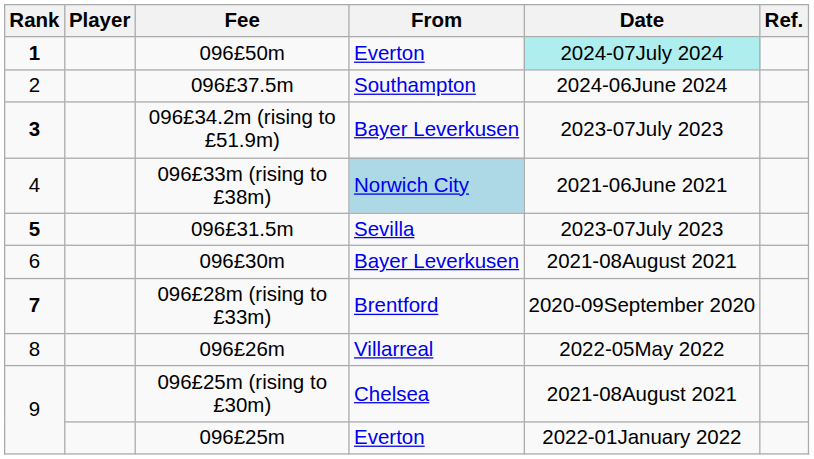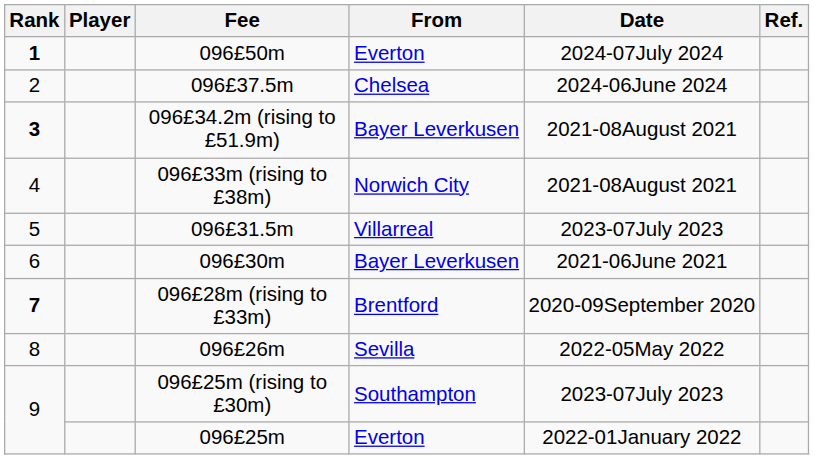(642, 53) paleturquoise background -> (642, 53) no background
(415, 85) Southampton -> (392, 85) Chelsea
(642, 129) 2023-07July 2023 -> (642, 129) 2021-08August 2021
(412, 185) lightblue background -> (412, 185) no background
(642, 185) 2021-06June 2021 -> (642, 185) 2021-08August 2021
(34, 229) bold -> (34, 229) normal
(384, 229) Sevilla -> (394, 229) Villarreal
(642, 261) 2021-08August 2021 -> (642, 261) 2021-06June 2021
(394, 349) Villarreal -> (384, 349) Sevilla
(392, 393) Chelsea -> (415, 393) Southampton
(642, 393) 2021-08August 2021 -> (642, 393) 2023-07July 2023
